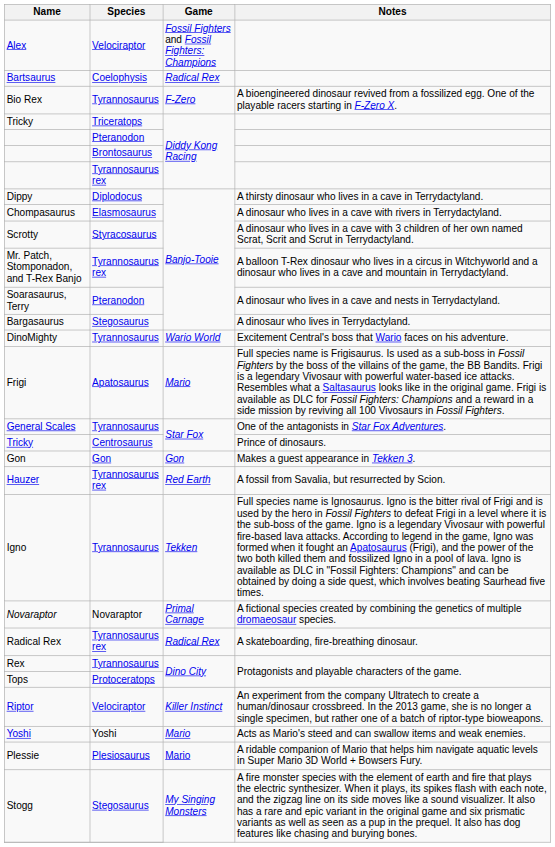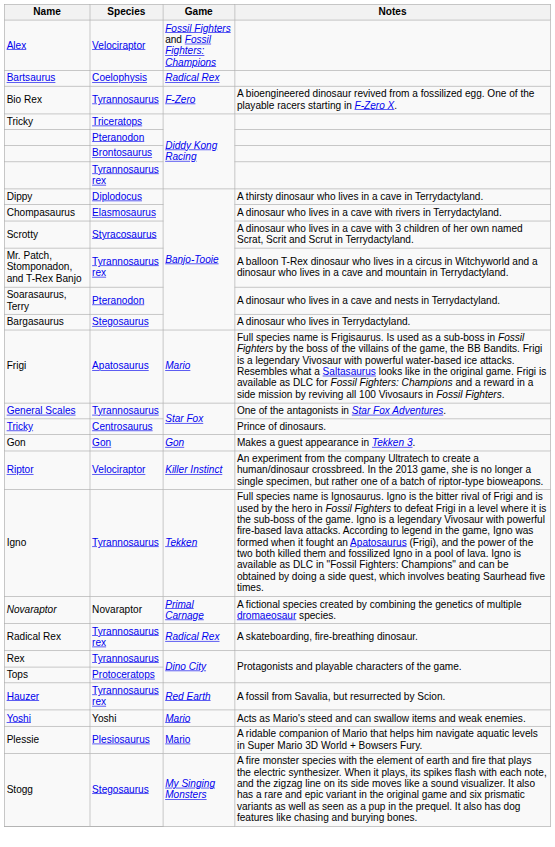- row: (32, 338)
rows swapped: (23, 480) <-> (20, 706)
